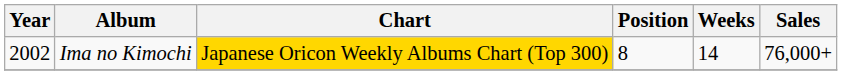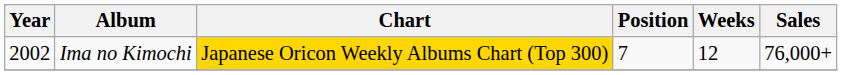(623, 53) 8 -> (623, 53) 7
(708, 53) 14 -> (708, 53) 12
